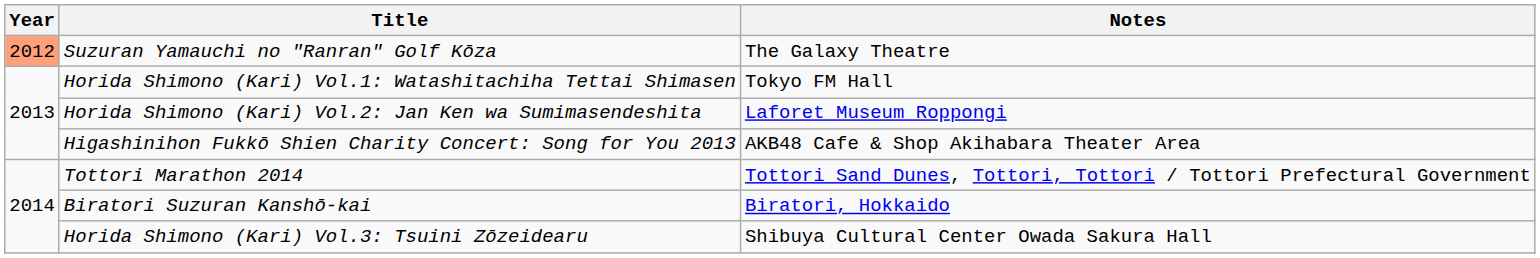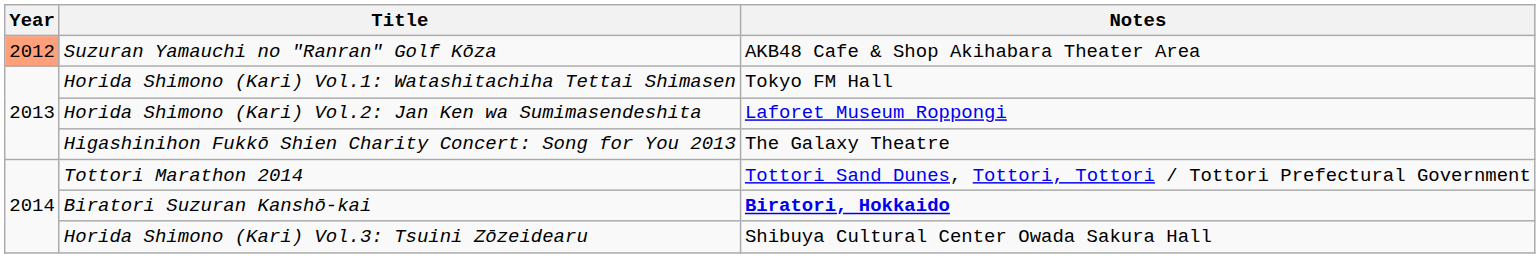(847, 51) The Galaxy Theatre -> (973, 51) AKB48 Cafe & Shop Akihabara Theater Area
(973, 144) AKB48 Cafe & Shop Akihabara Theater Area -> (847, 144) The Galaxy Theatre
(847, 206) normal -> (847, 206) bold
